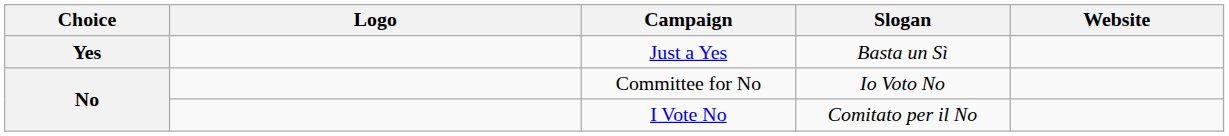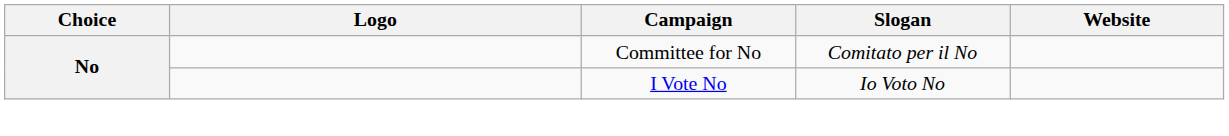- row: (688, 51)
(903, 83) Io Voto No -> (903, 51) Comitato per il No
(903, 114) Comitato per il No -> (903, 83) Io Voto No
